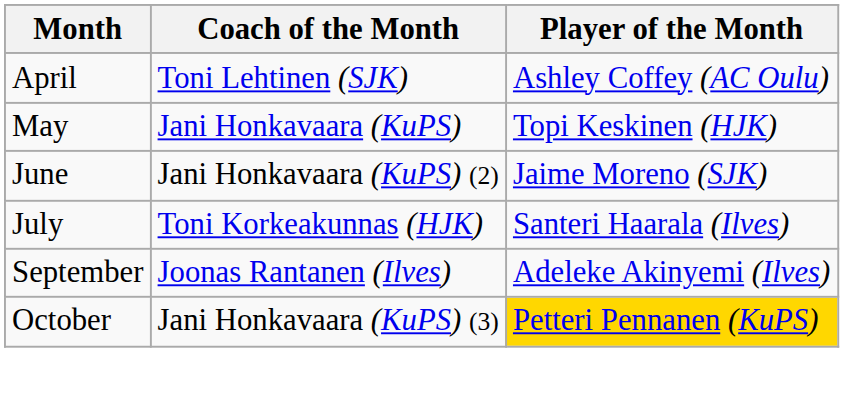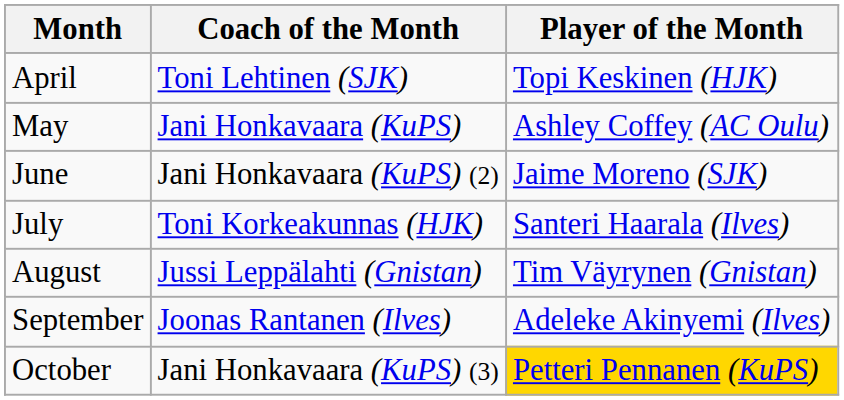(671, 77) Ashley Coffey (AC Oulu) -> (645, 77) Topi Keskinen (HJK)
(645, 126) Topi Keskinen (HJK) -> (671, 126) Ashley Coffey (AC Oulu)
+ row: (56, 272)
